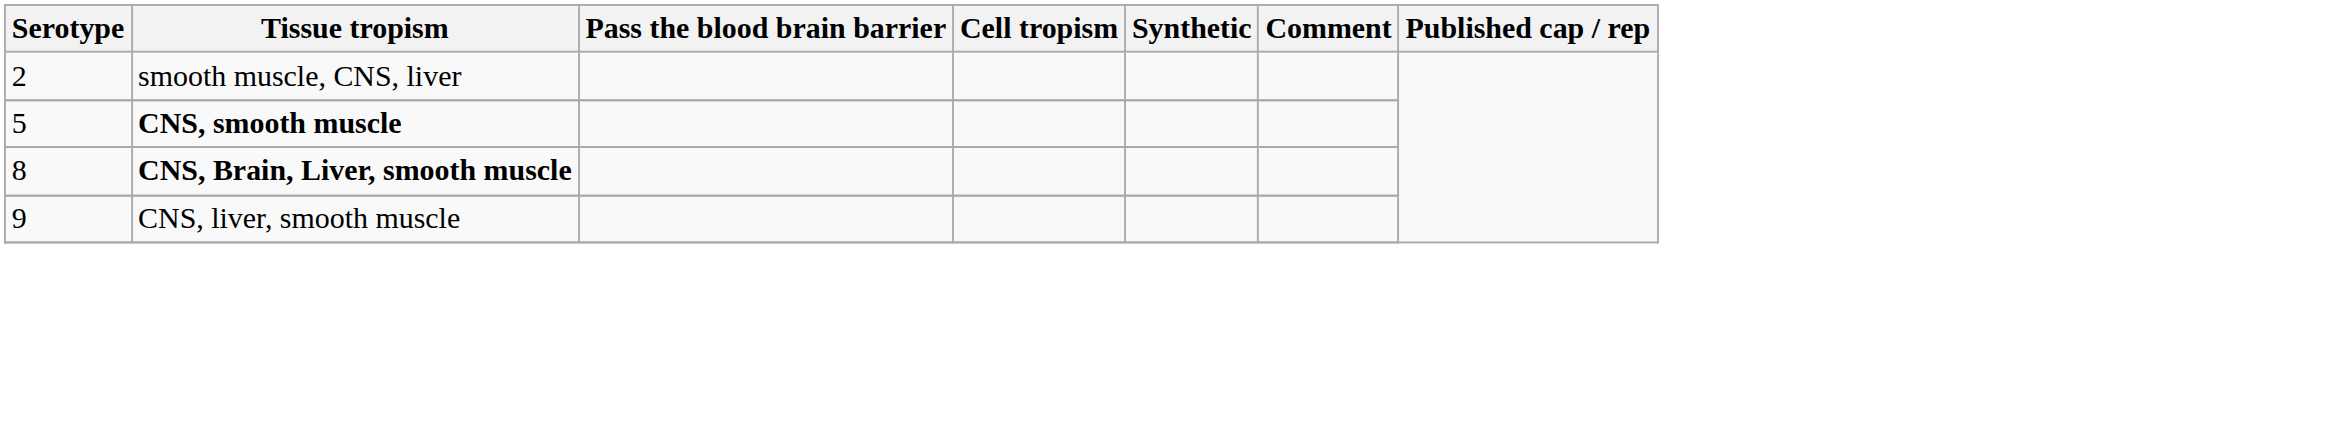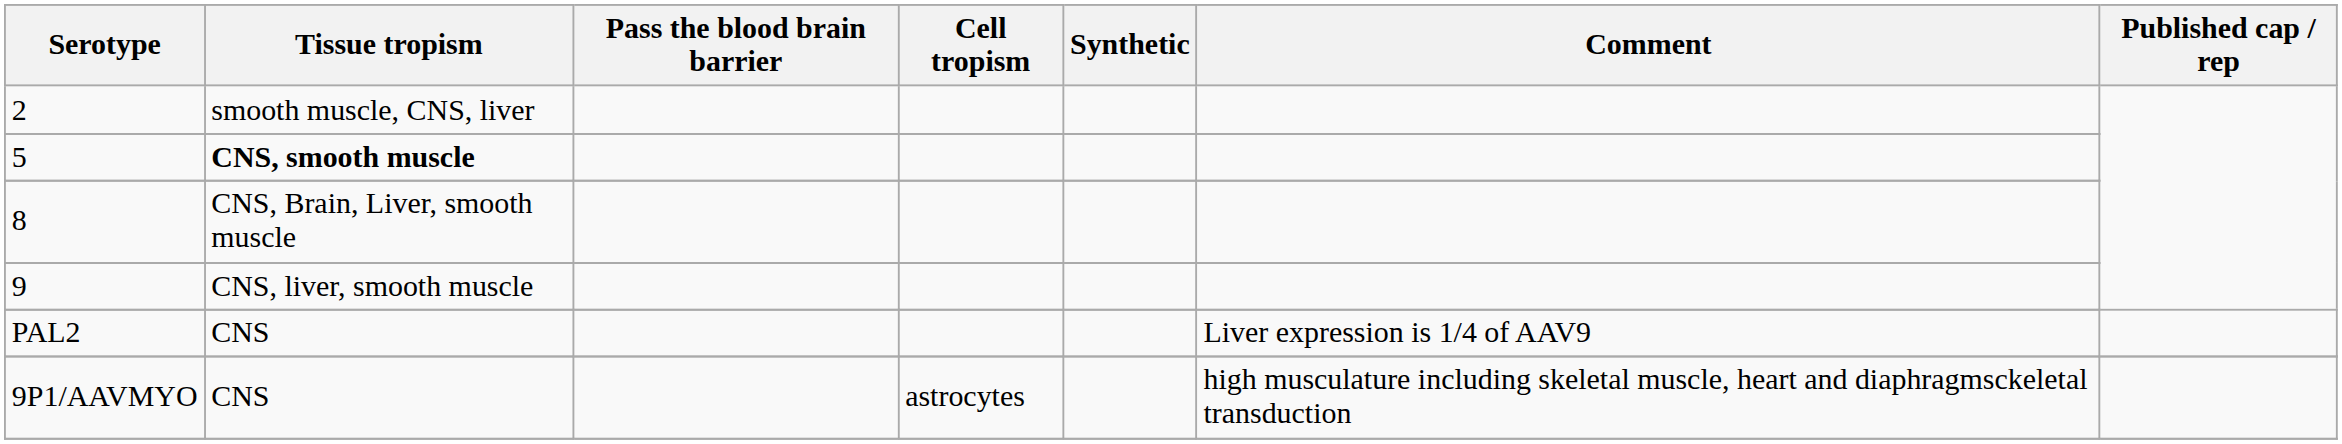(355, 170) bold -> (372, 221) normal
+ row: (46, 332)
+ row: (105, 397)
